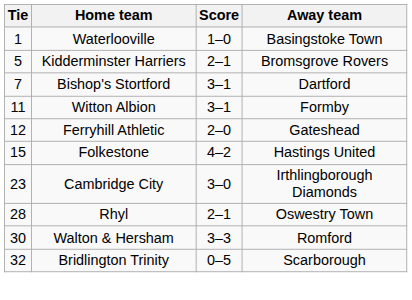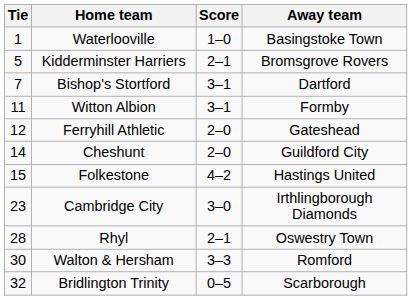+ row: (114, 152)
